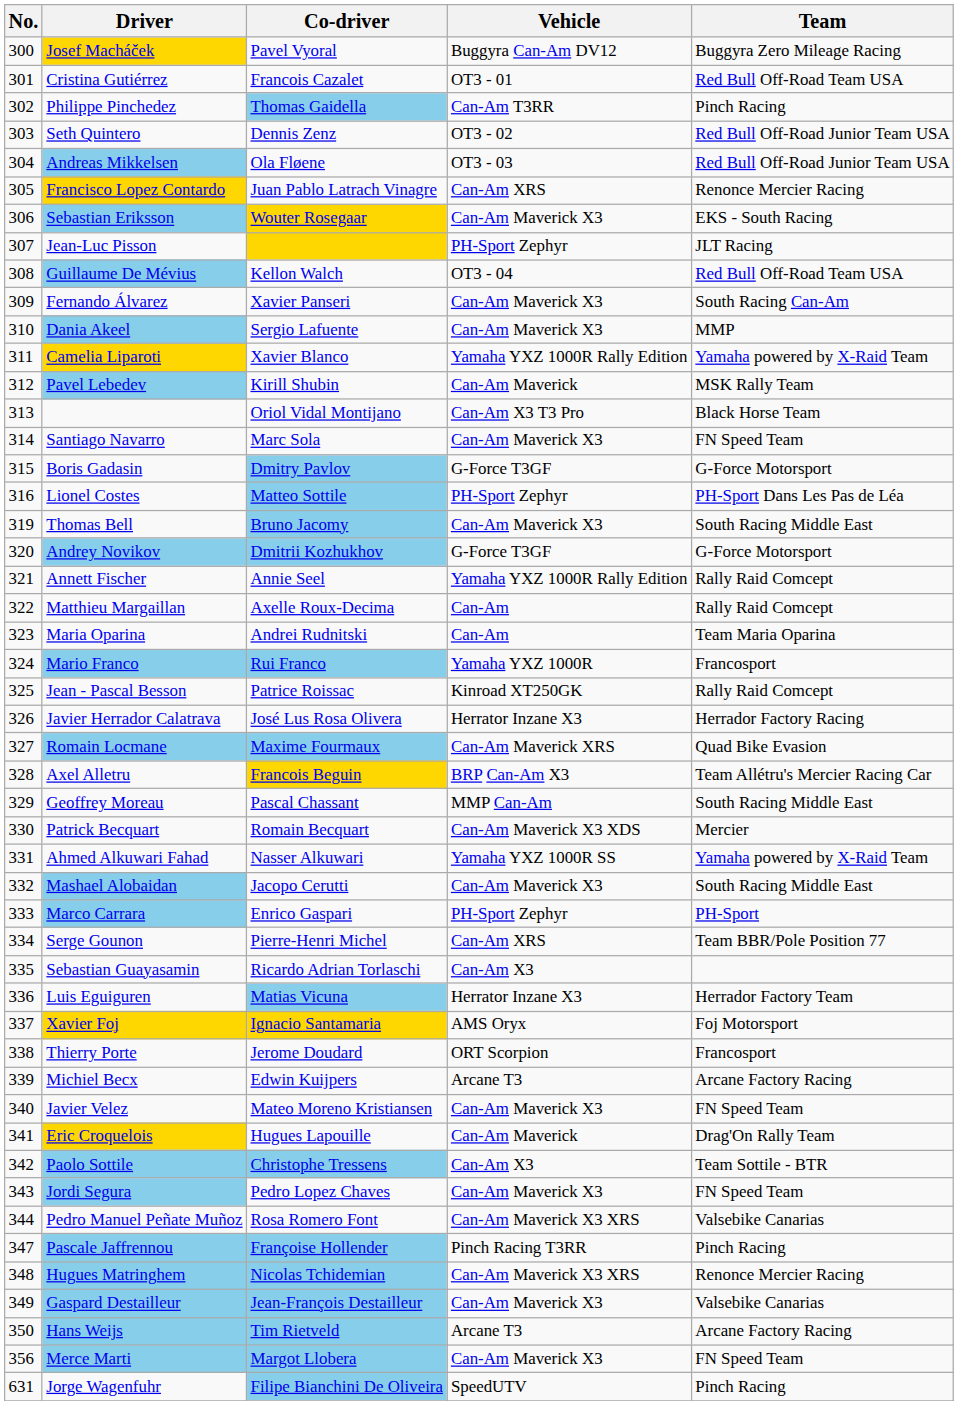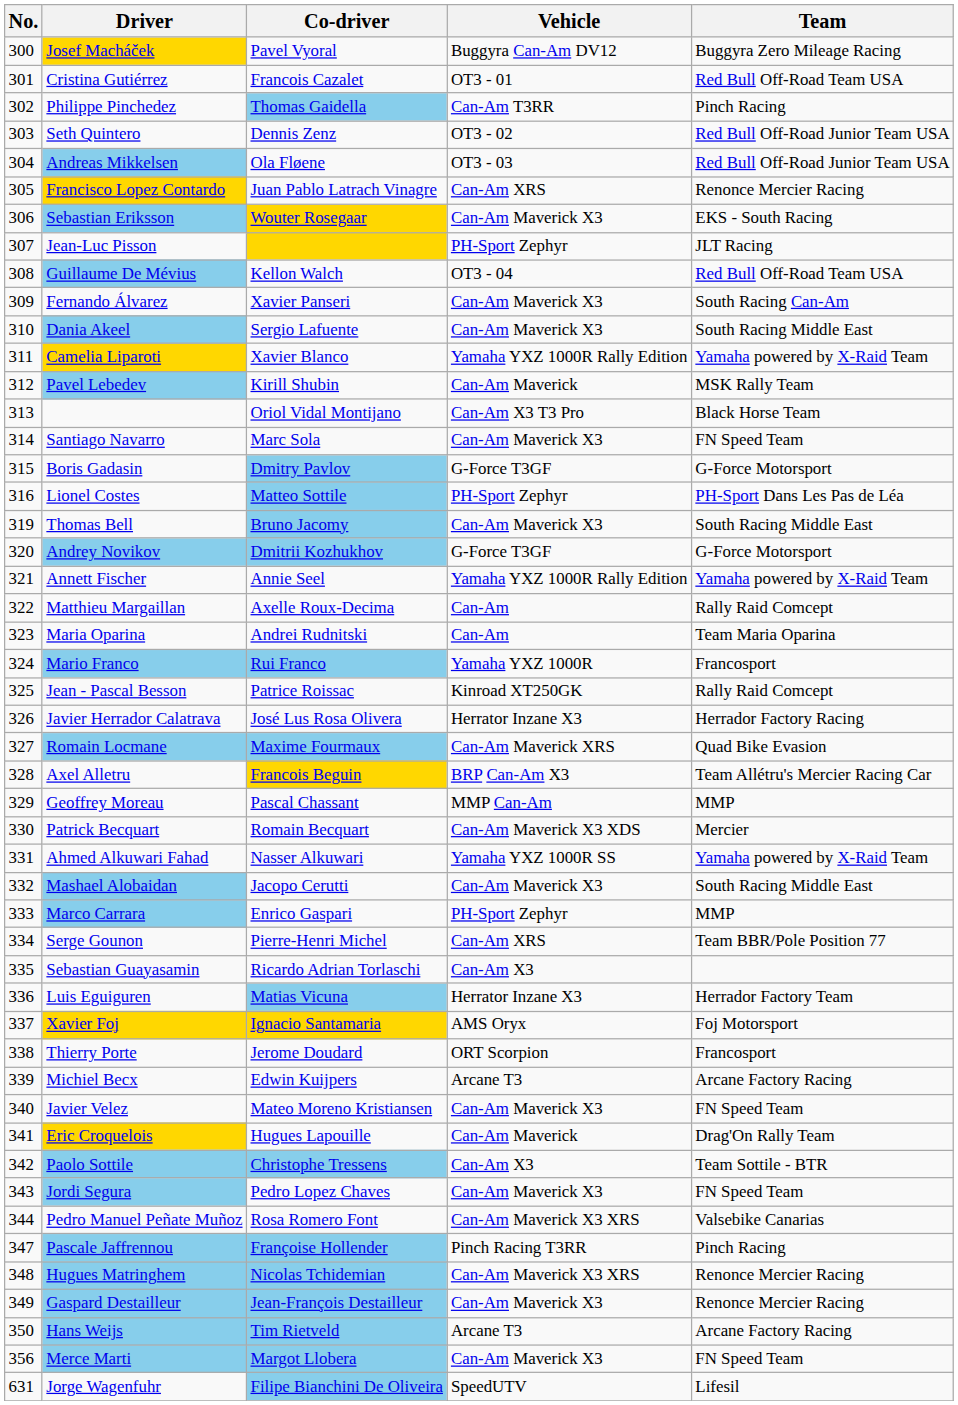(715, 329) MMP -> (784, 329) South Racing Middle East
(764, 579) Rally Raid Comcept -> (812, 579) Yamaha powered by X-Raid Team
(784, 801) South Racing Middle East -> (715, 801) MMP
(727, 913) PH-Sport -> (715, 913) MMP
(760, 1302) Valsebike Canarias -> (780, 1302) Renonce Mercier Racing
(741, 1386) Pinch Racing -> (717, 1386) Lifesil
